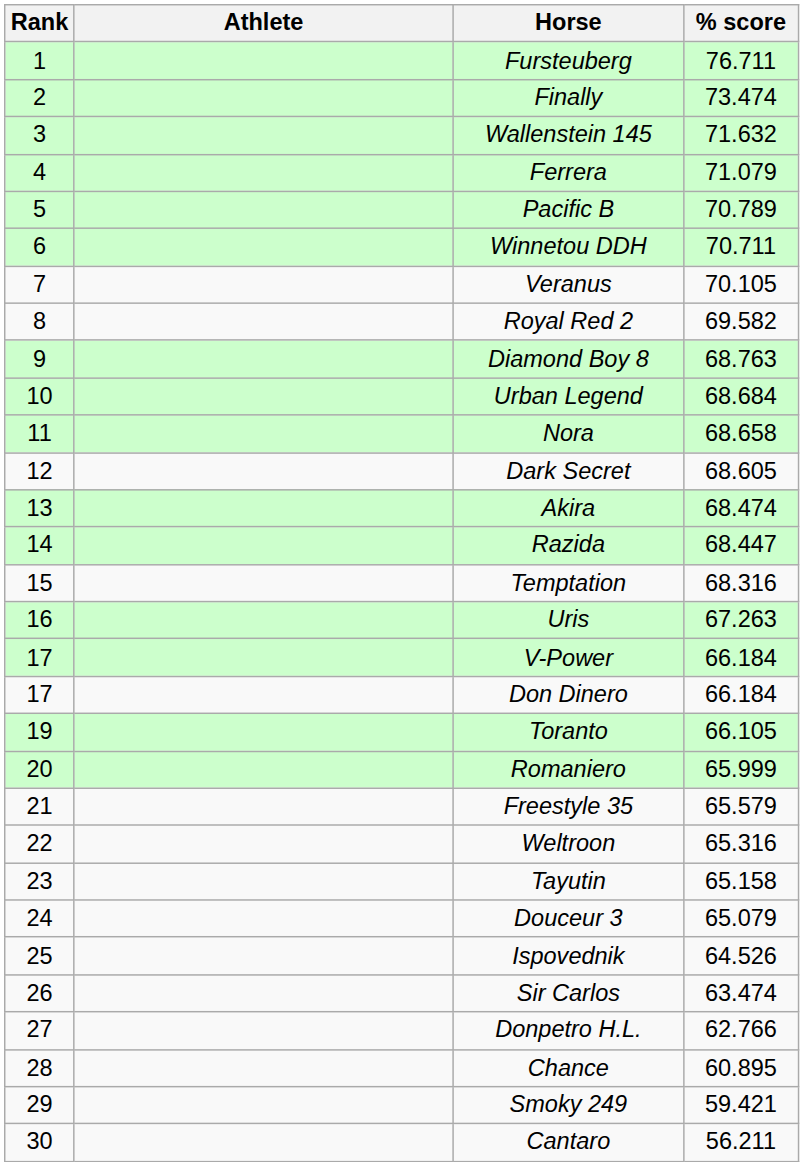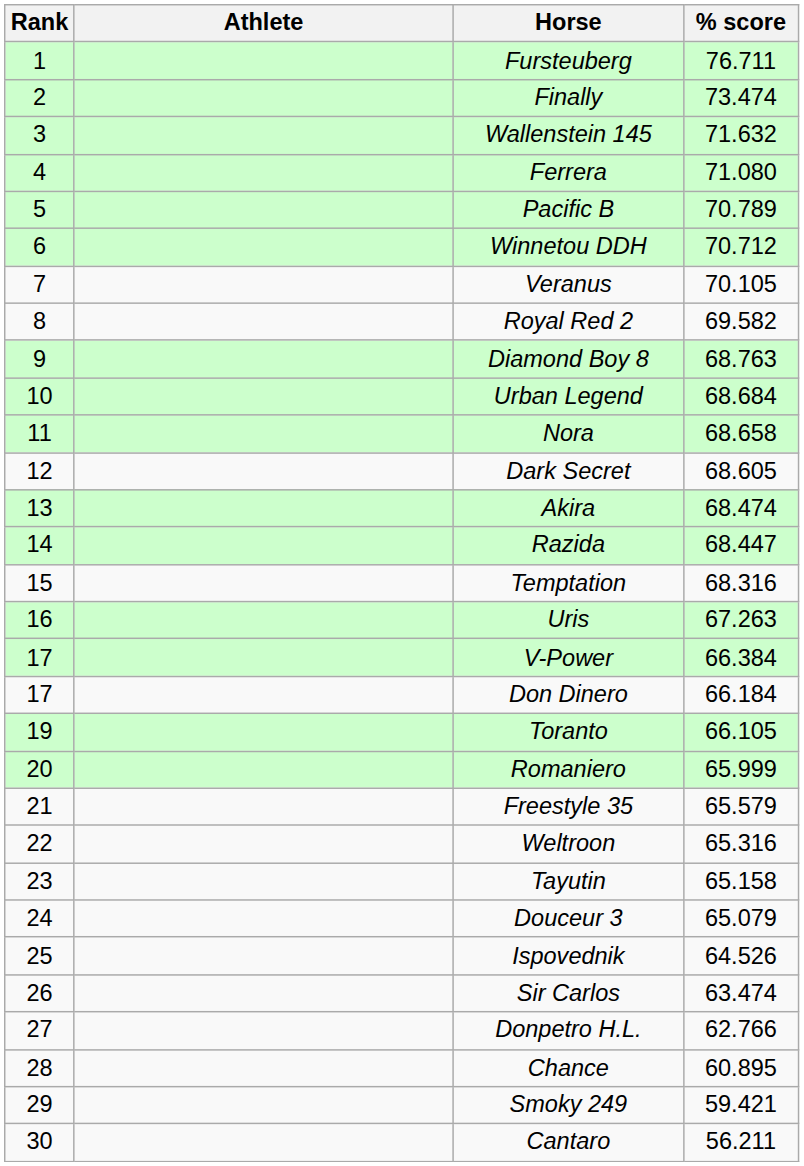(741, 172) 71.079 -> (741, 172) 71.080
(741, 246) 70.711 -> (741, 246) 70.712
(741, 657) 66.184 -> (741, 657) 66.384
